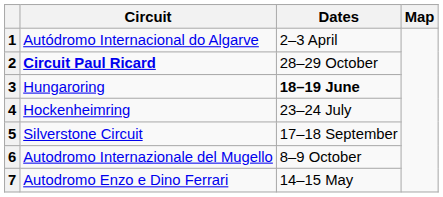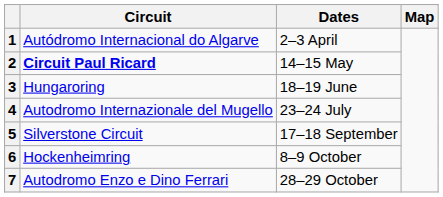(329, 63) 28–29 October -> (317, 63) 14–15 May
(320, 87) bold -> (319, 87) normal
(77, 110) Hockenheimring -> (148, 110) Autodromo Internazionale del Mugello
(148, 157) Autodromo Internazionale del Mugello -> (77, 157) Hockenheimring
(317, 181) 14–15 May -> (329, 181) 28–29 October
